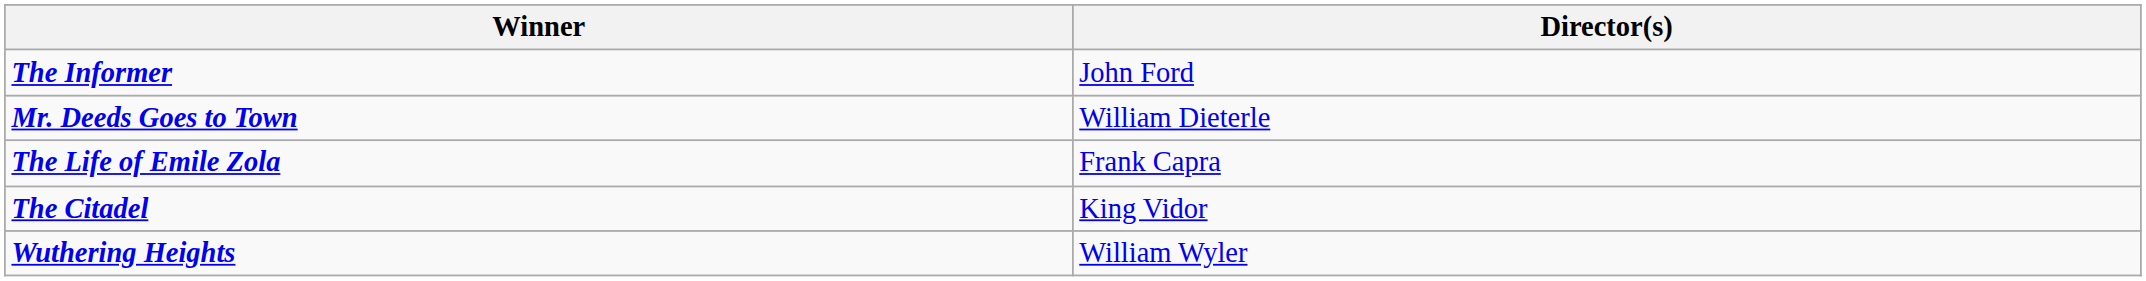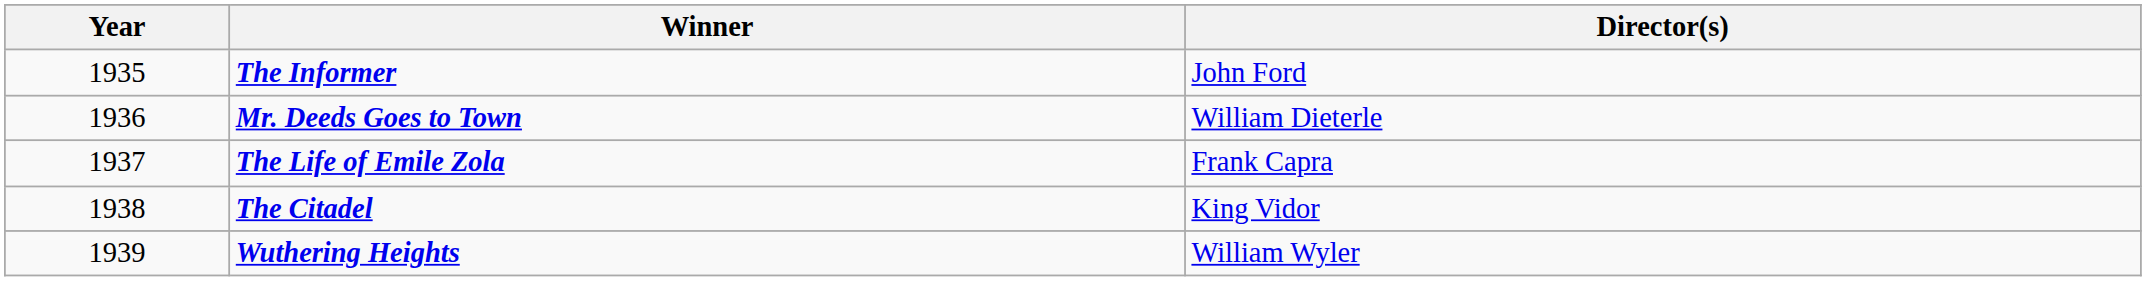+ column: (117, 27)
